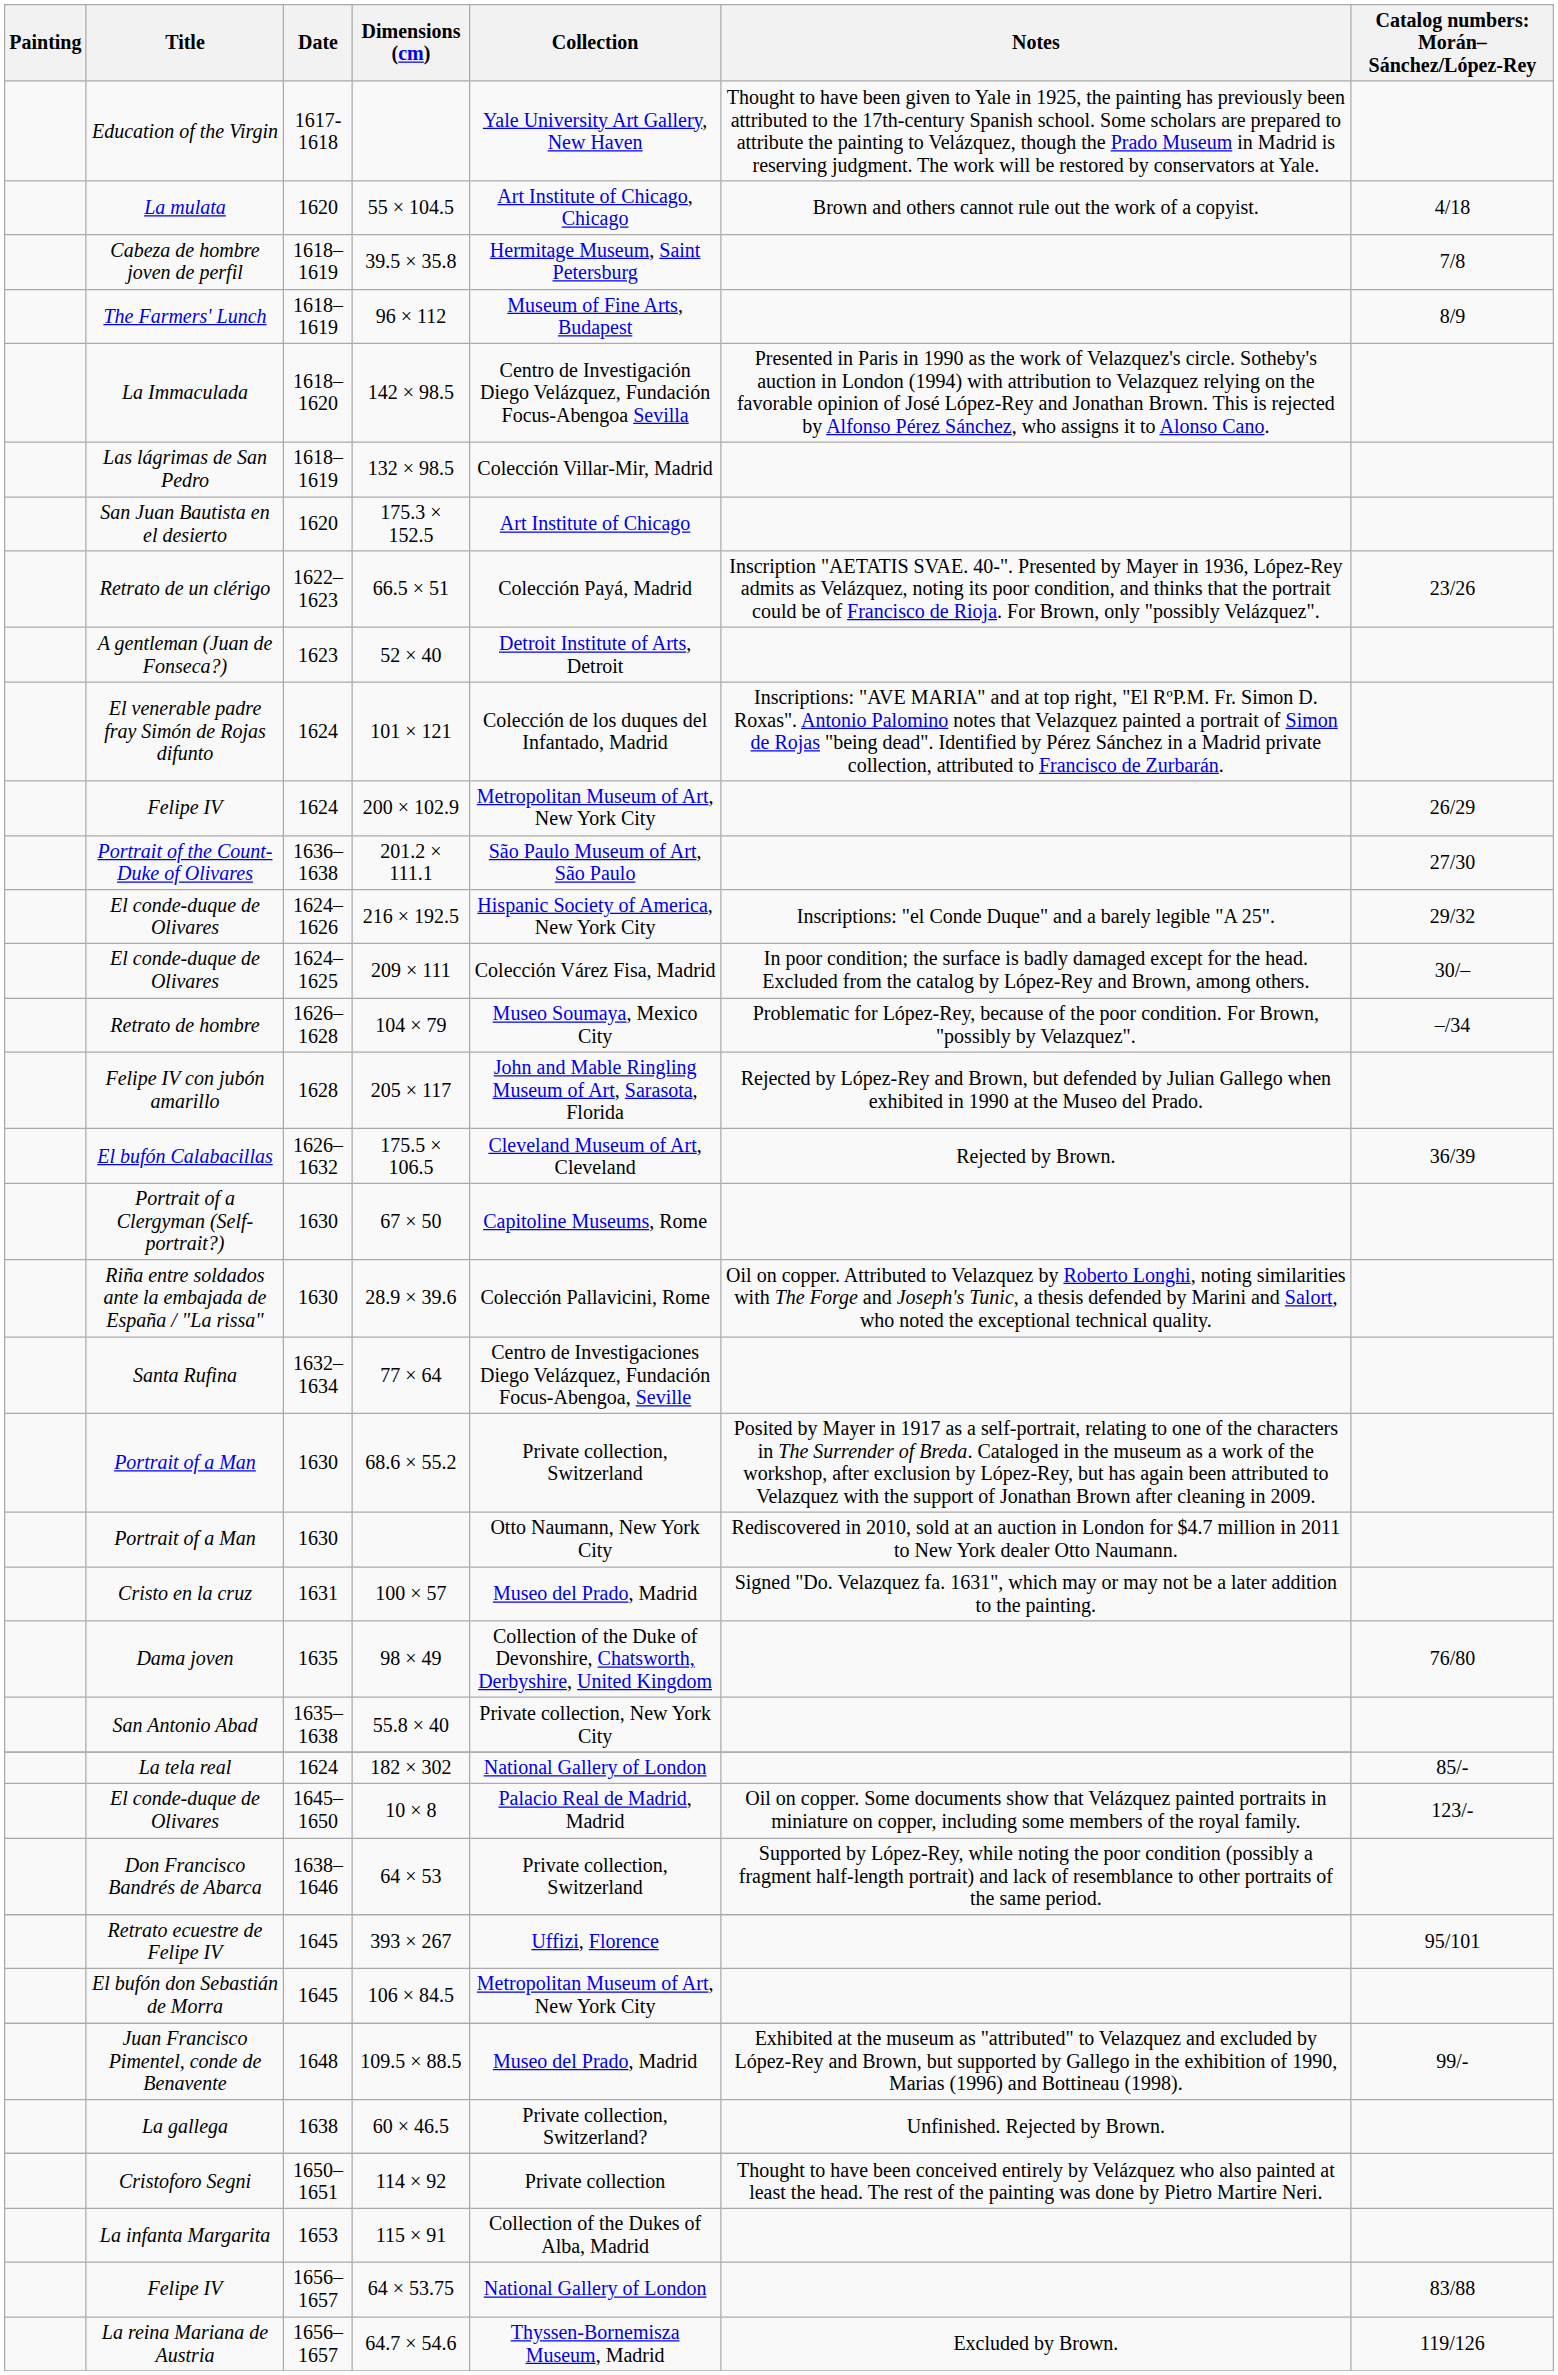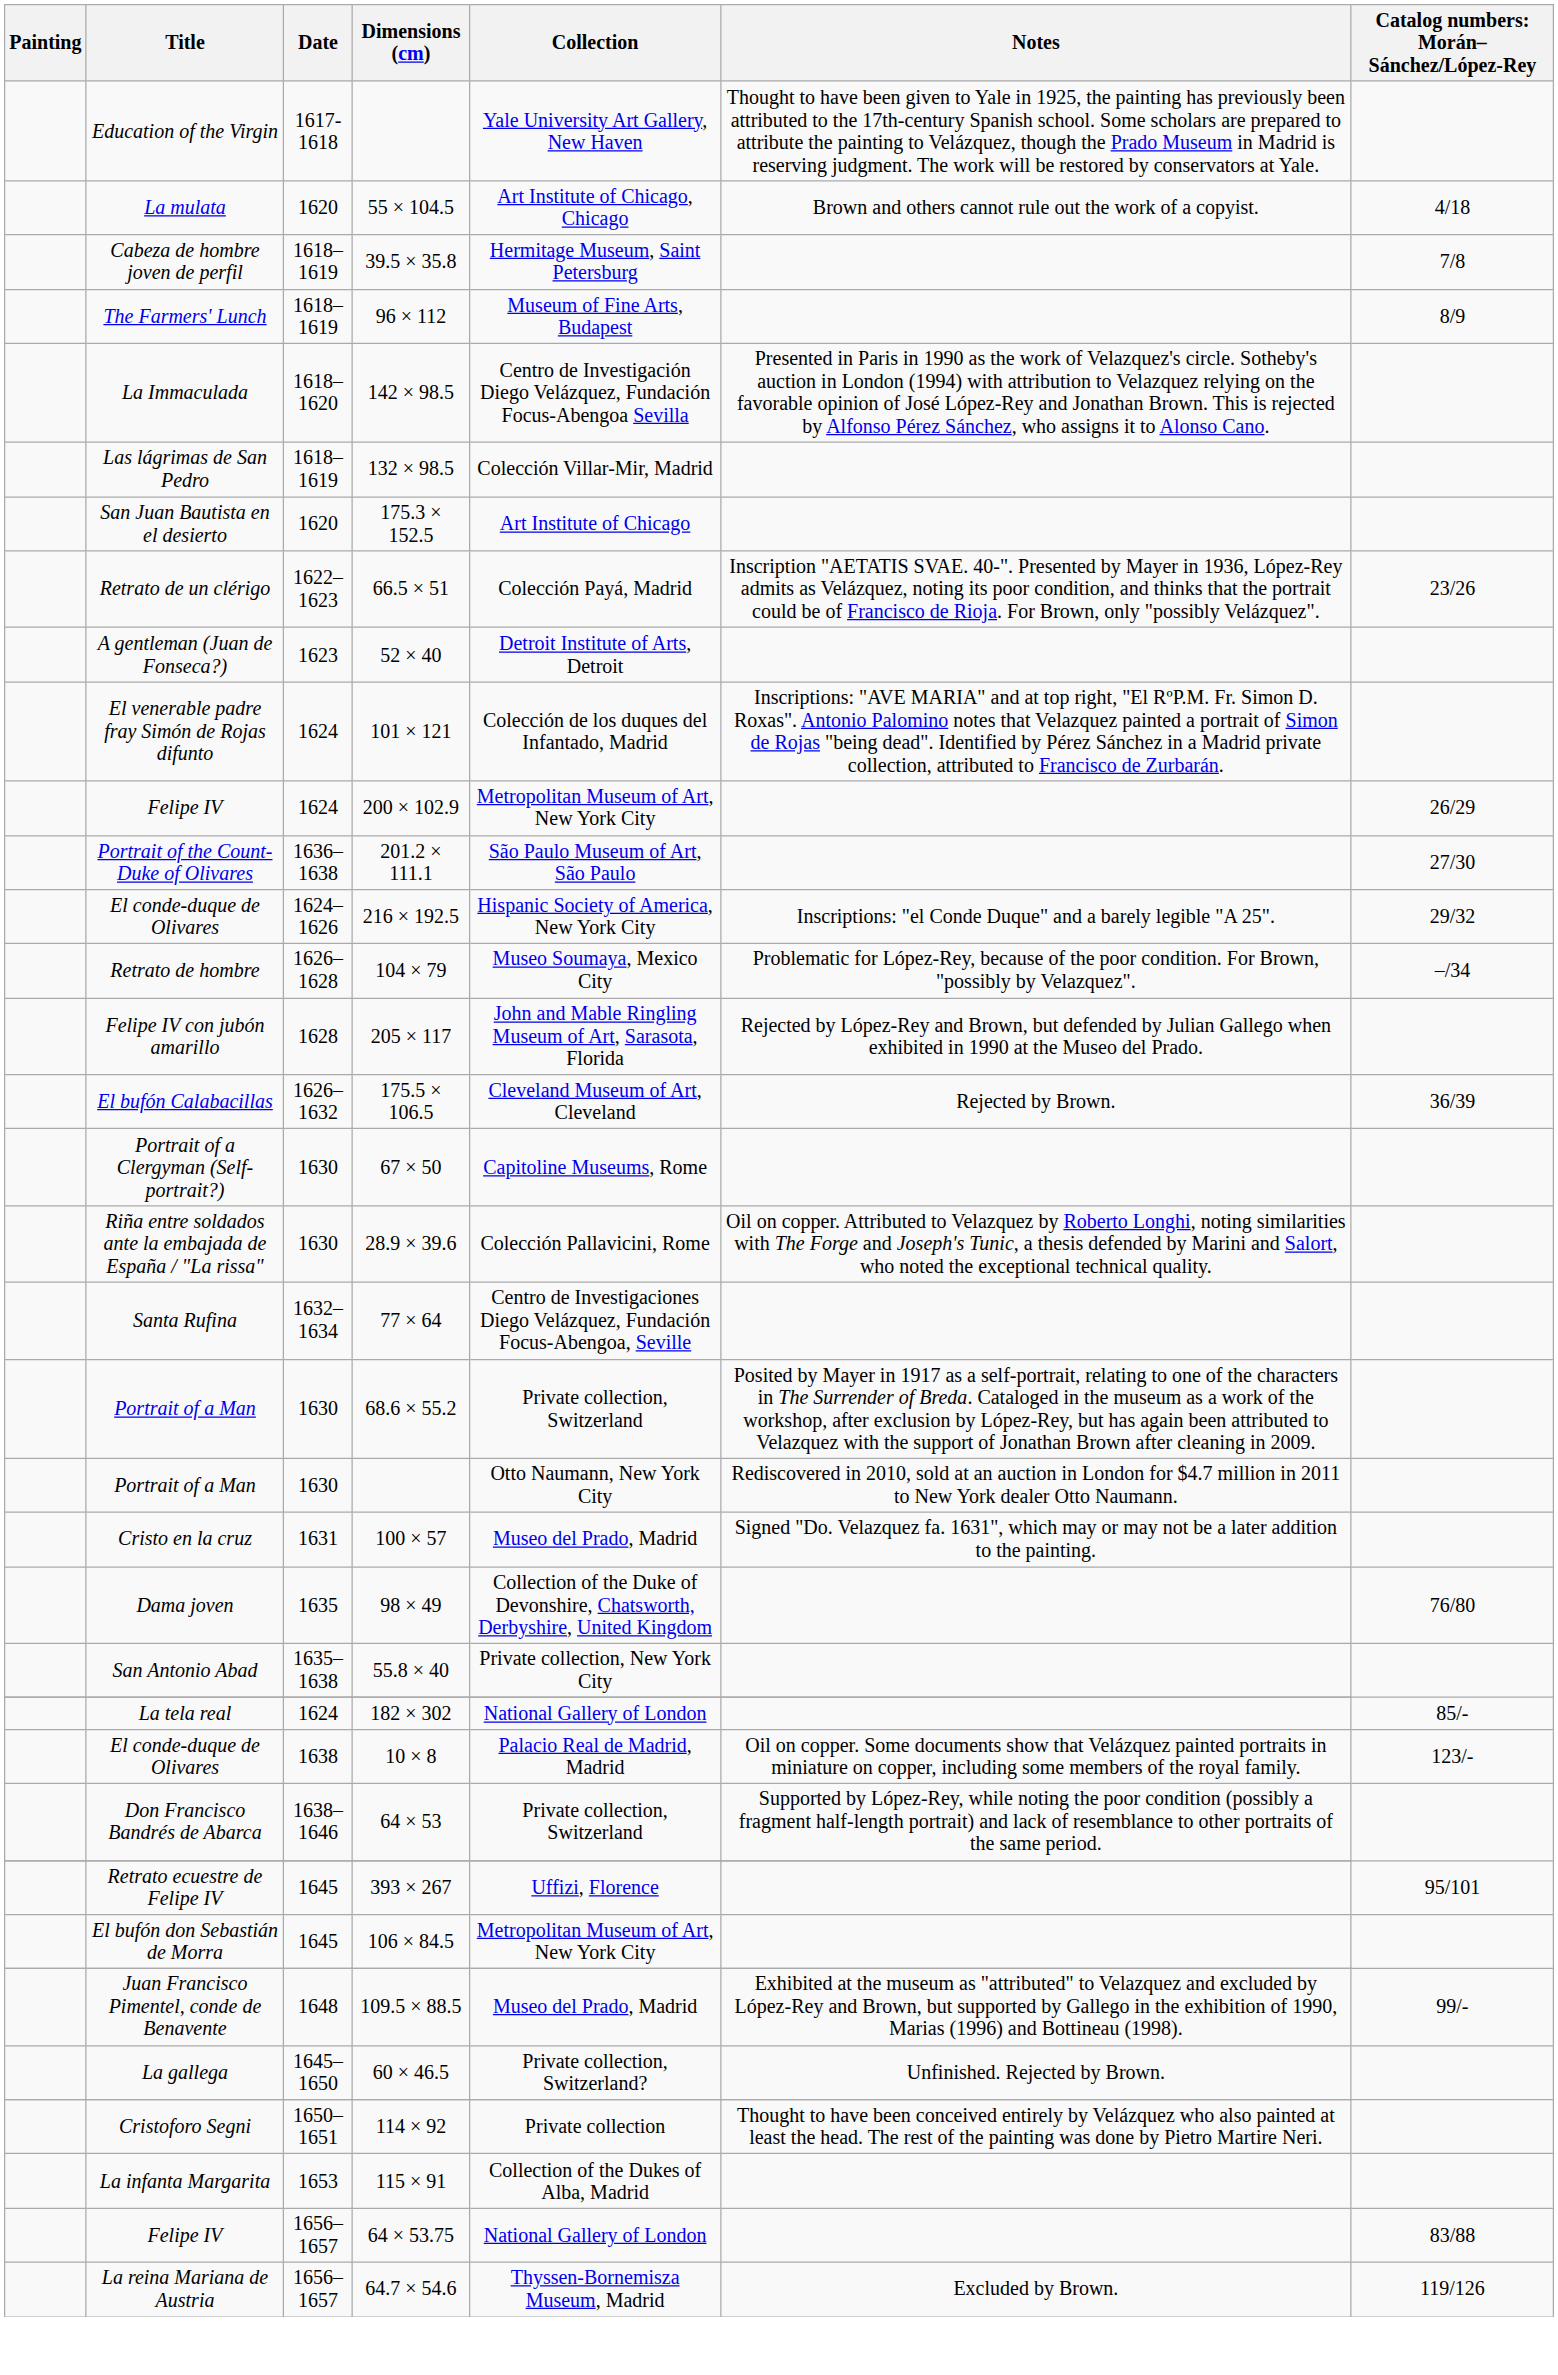- row: (185, 970)
(318, 1810) 1645–1650 -> (318, 1756) 1638
(318, 2126) 1638 -> (318, 2072) 1645–1650
